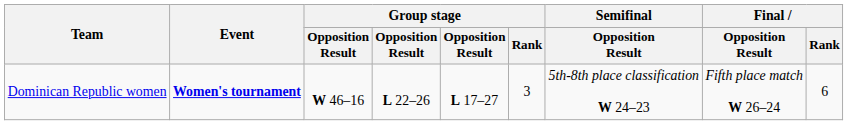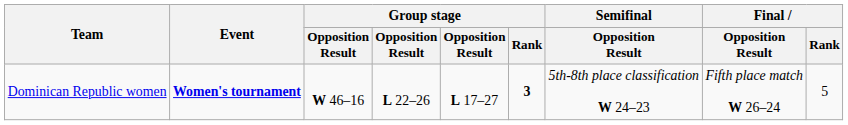(527, 92) normal -> (527, 92) bold
(825, 92) 6 -> (825, 92) 5
